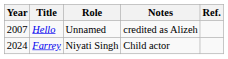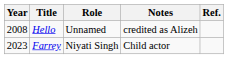(17, 29) 2007 -> (17, 29) 2008
(17, 45) 2024 -> (17, 45) 2023
